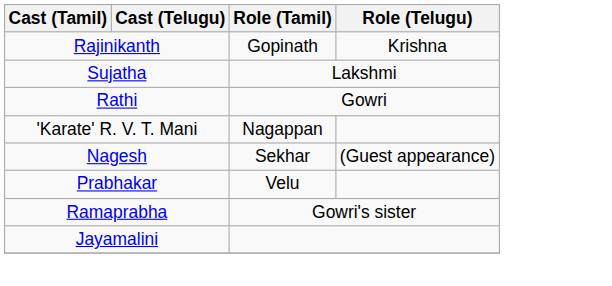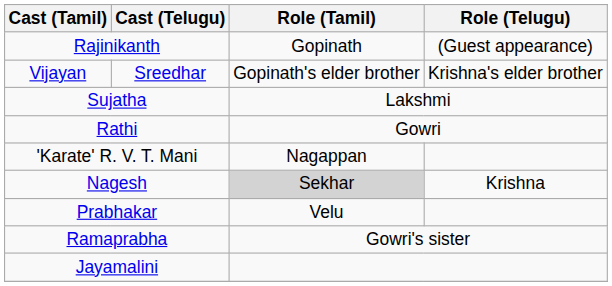(417, 45) Krishna -> (515, 45) (Guest appearance)
+ row: (58, 73)
(283, 156) no background -> (327, 184) lightgrey background
(417, 156) (Guest appearance) -> (515, 184) Krishna
